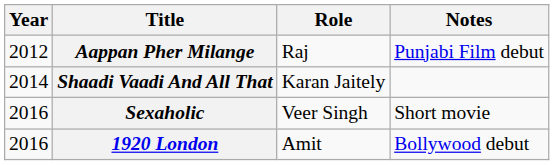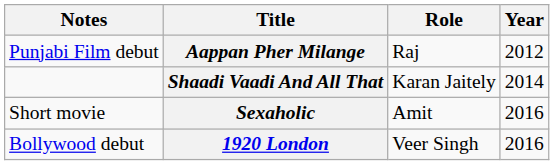columns swapped: (29, 19) <-> (469, 19)
(325, 112) Veer Singh -> (412, 112) Amit
(302, 143) Amit -> (435, 143) Veer Singh
